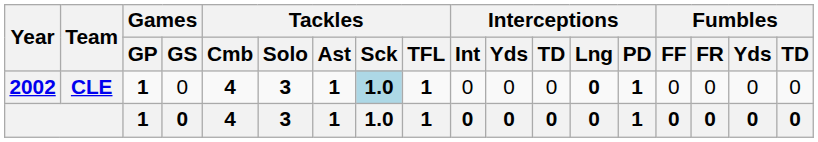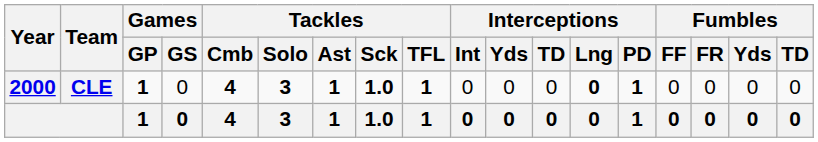(33, 86) 2002 -> (33, 86) 2000
(379, 86) lightblue background -> (379, 86) no background
